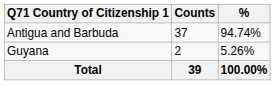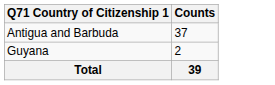- column: (244, 13)
